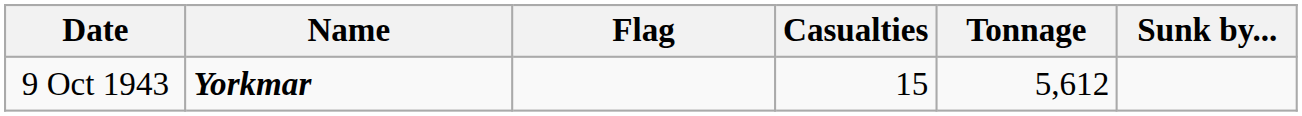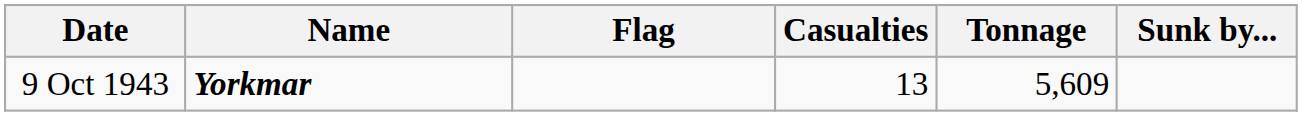(912, 83) 15 -> (912, 83) 13
(1072, 83) 5,612 -> (1072, 83) 5,609
